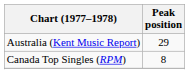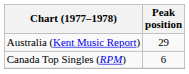(164, 59) 8 -> (164, 59) 6
